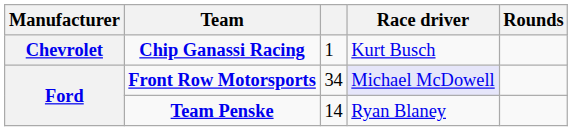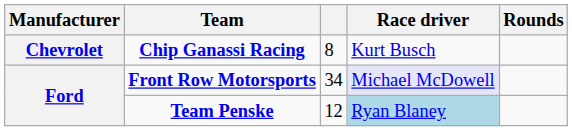(329, 50) 1 -> (329, 50) 8
(334, 110) 14 -> (334, 110) 12
(399, 110) no background -> (399, 110) lightblue background
